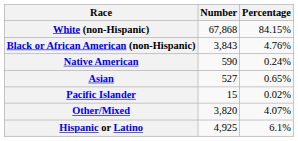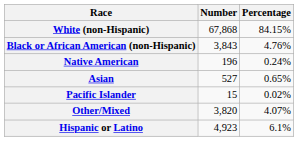(229, 62) 590 -> (229, 62) 196
(226, 128) 4,925 -> (226, 128) 4,923
